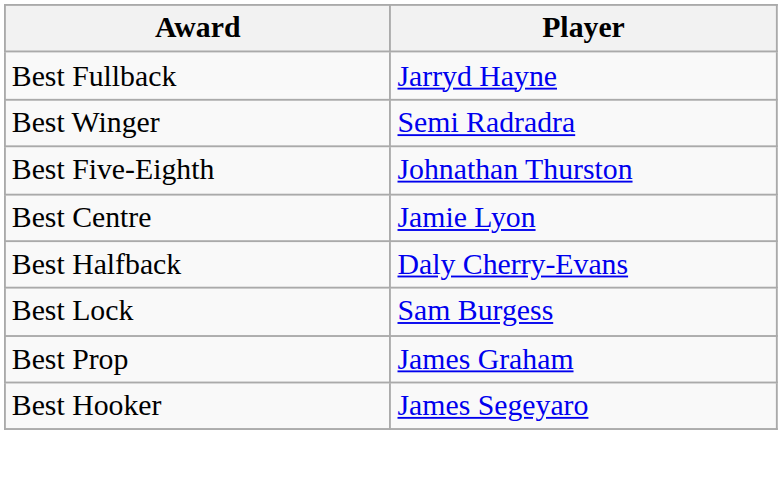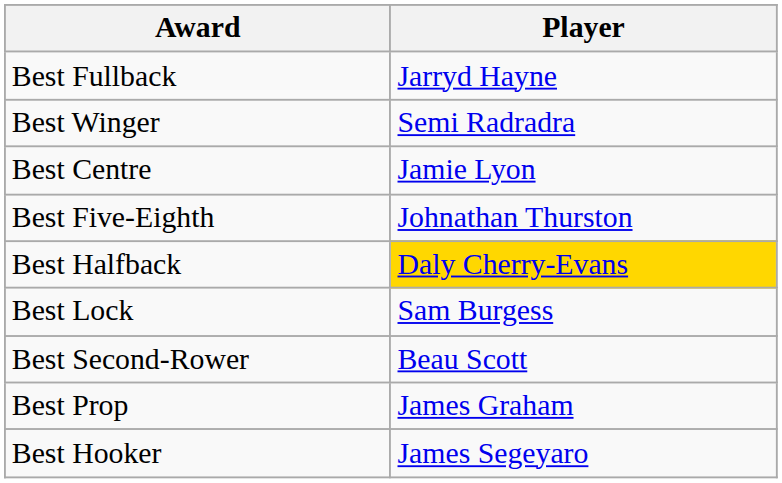rows swapped: (82, 216) <-> (113, 169)
(513, 264) no background -> (513, 264) gold background
+ row: (130, 358)
